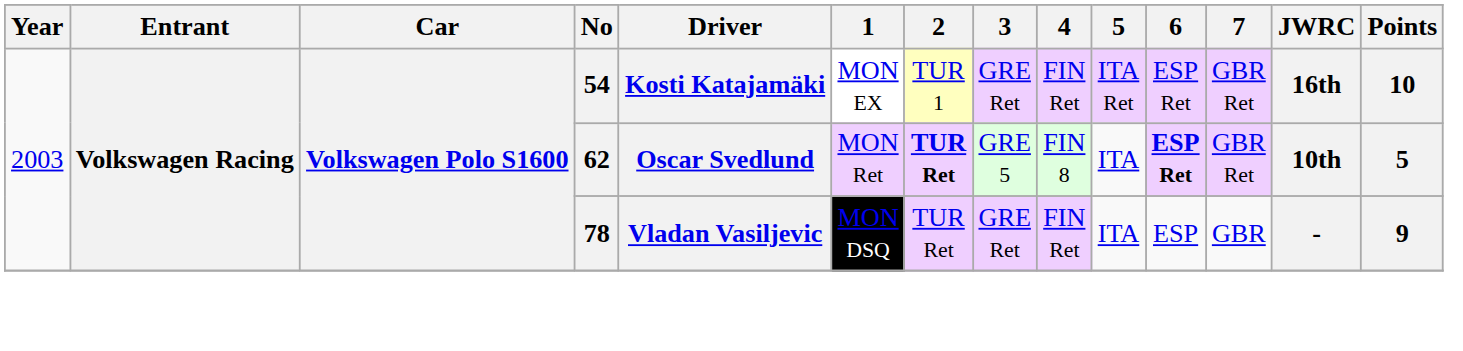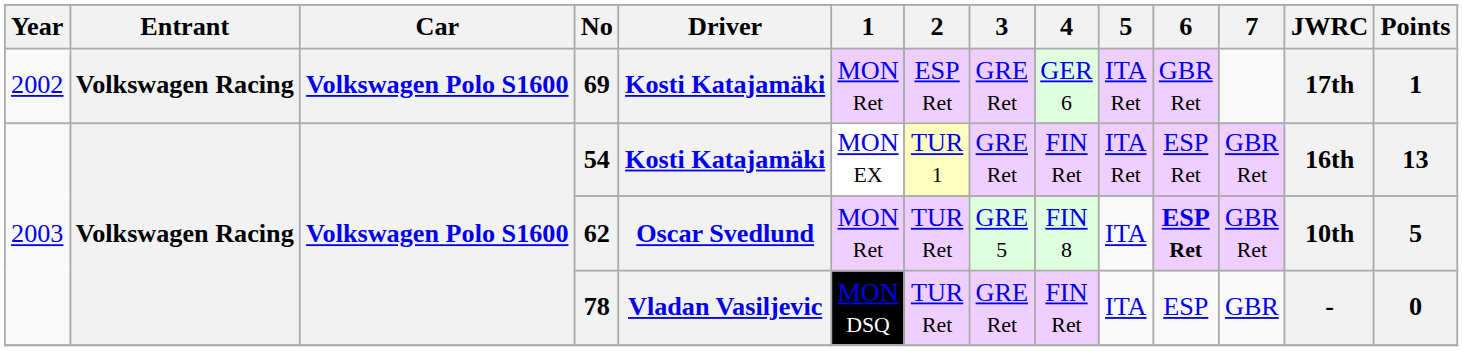+ row: (597, 85)
(1402, 85) 10 -> (1415, 159) 13
(939, 159) bold -> (937, 233) normal
(1402, 233) 9 -> (1415, 307) 0
